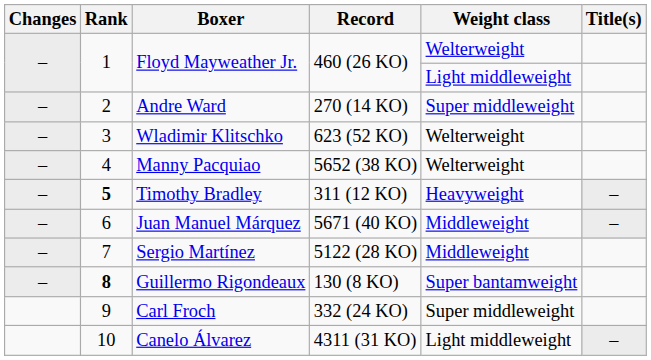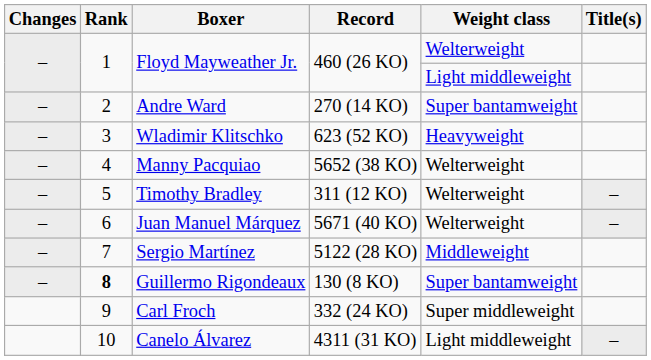(500, 106) Super middleweight -> (501, 106) Super bantamweight
(475, 135) Welterweight -> (475, 135) Heavyweight
(106, 194) bold -> (106, 194) normal
(475, 194) Heavyweight -> (475, 194) Welterweight
(477, 223) Middleweight -> (475, 223) Welterweight
